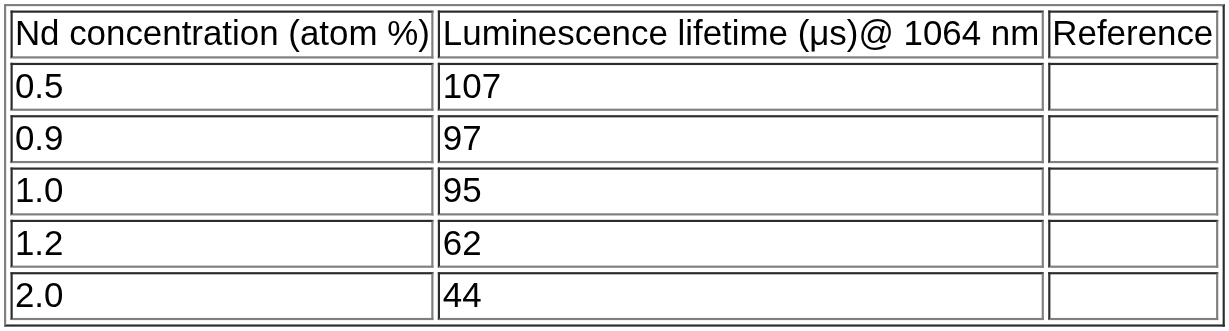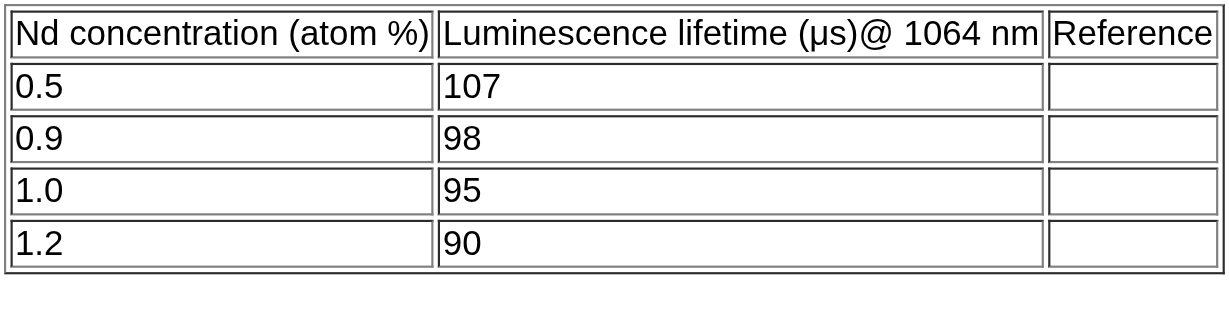(462, 138) 97 -> (462, 138) 98
(462, 243) 62 -> (462, 243) 90
- row: (39, 295)
